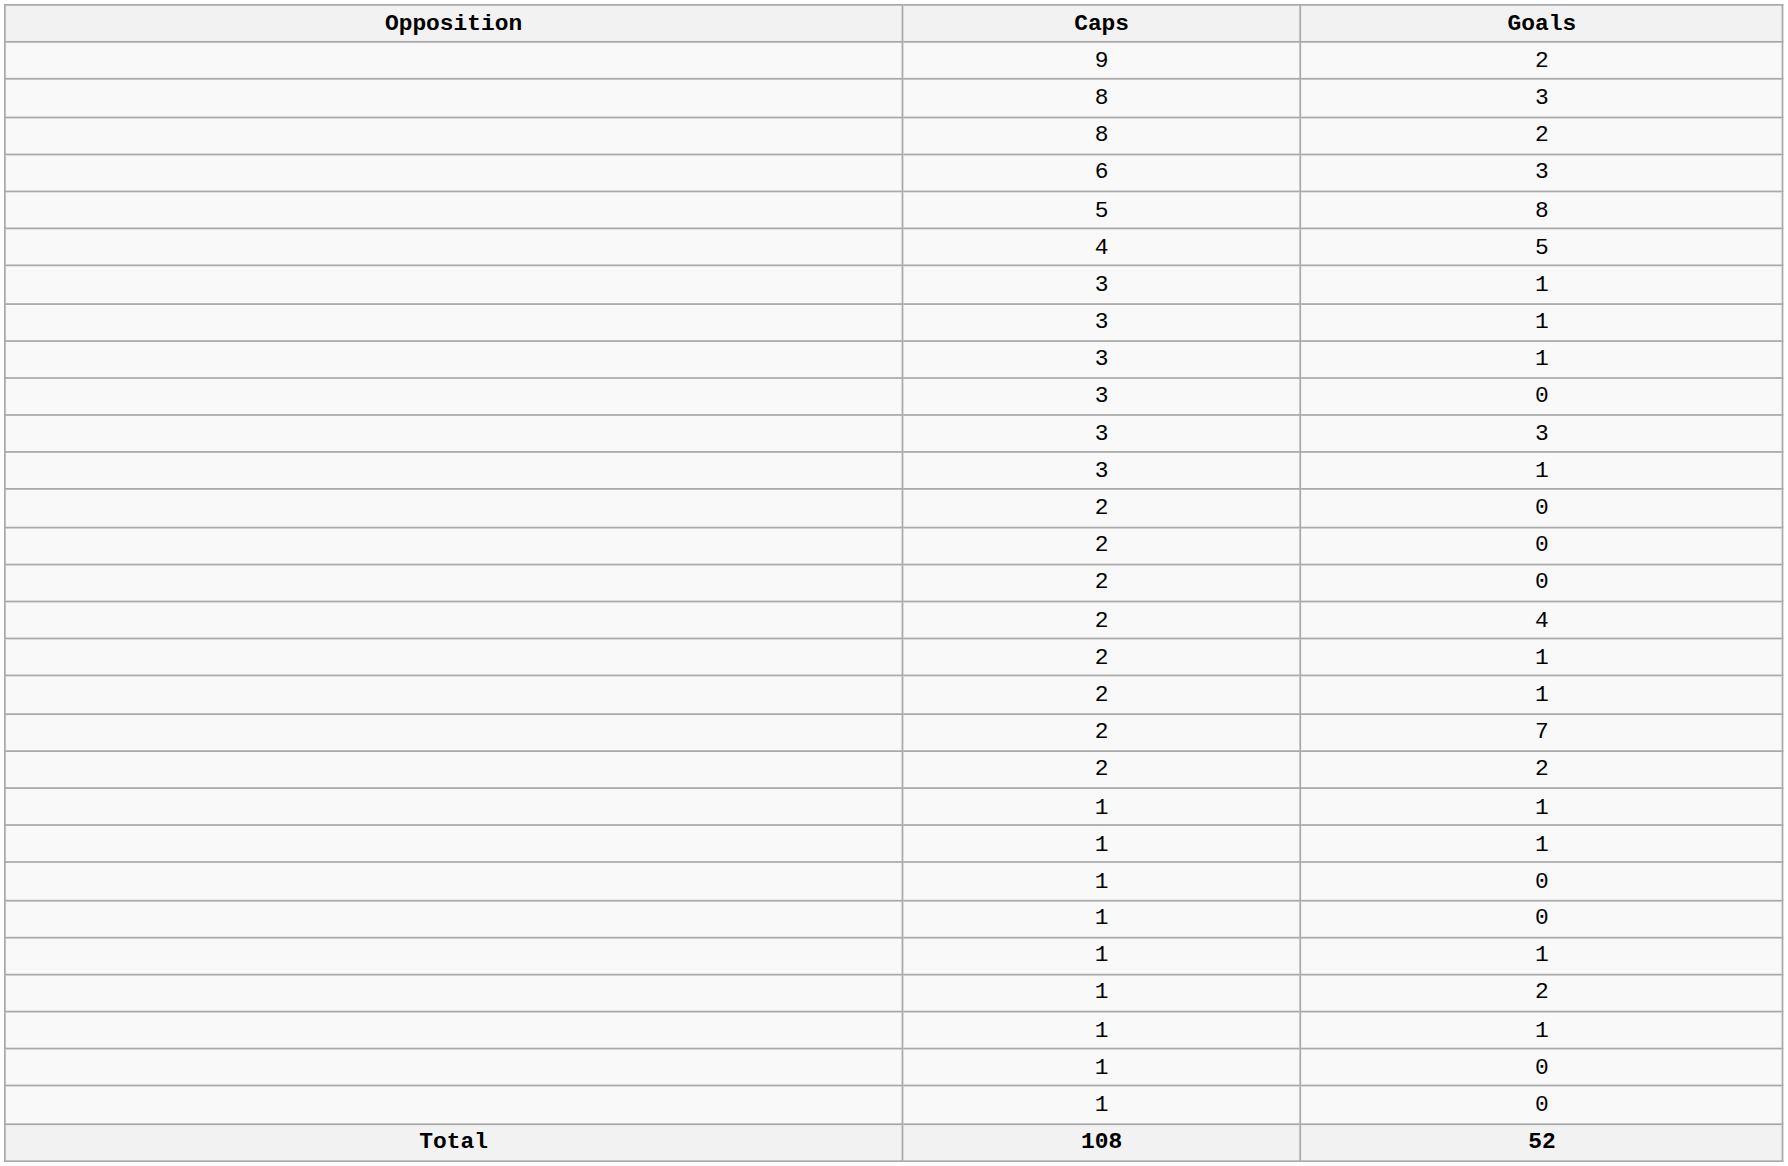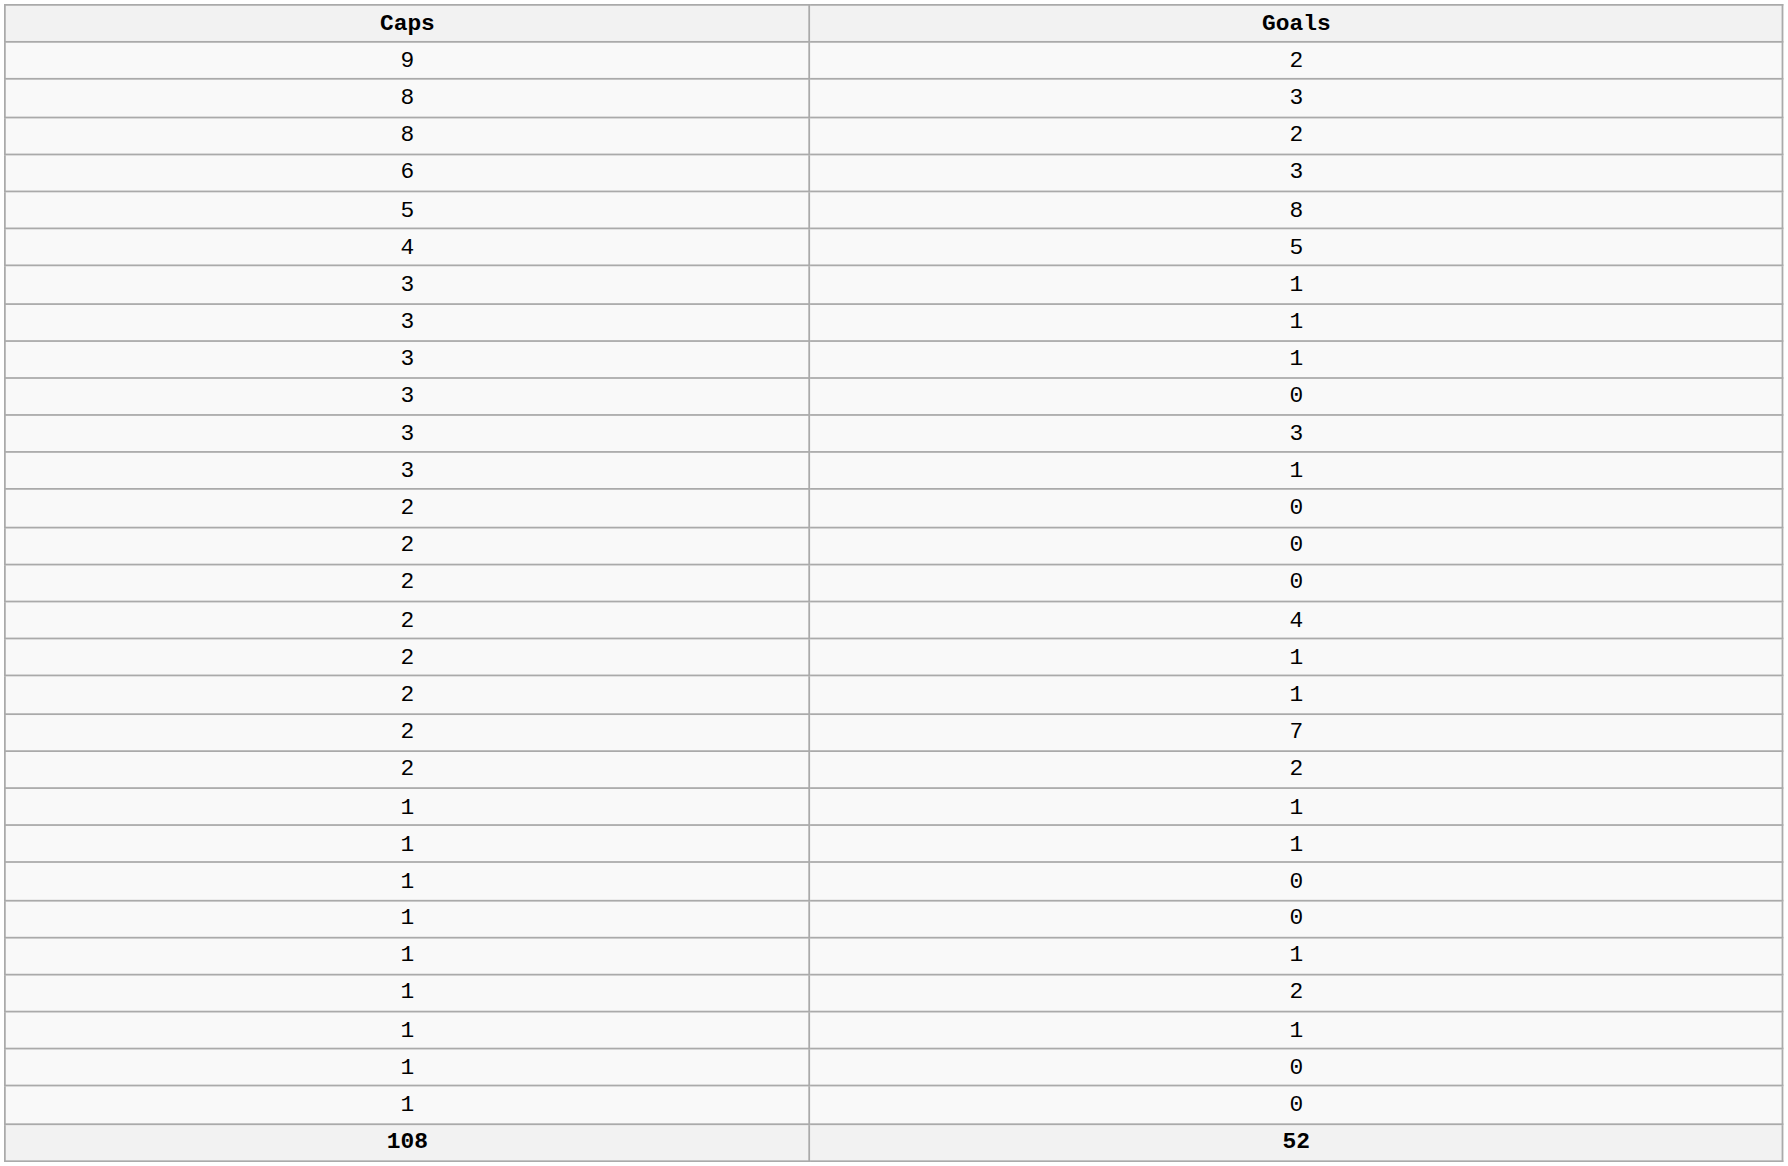- column: (454, 24)
